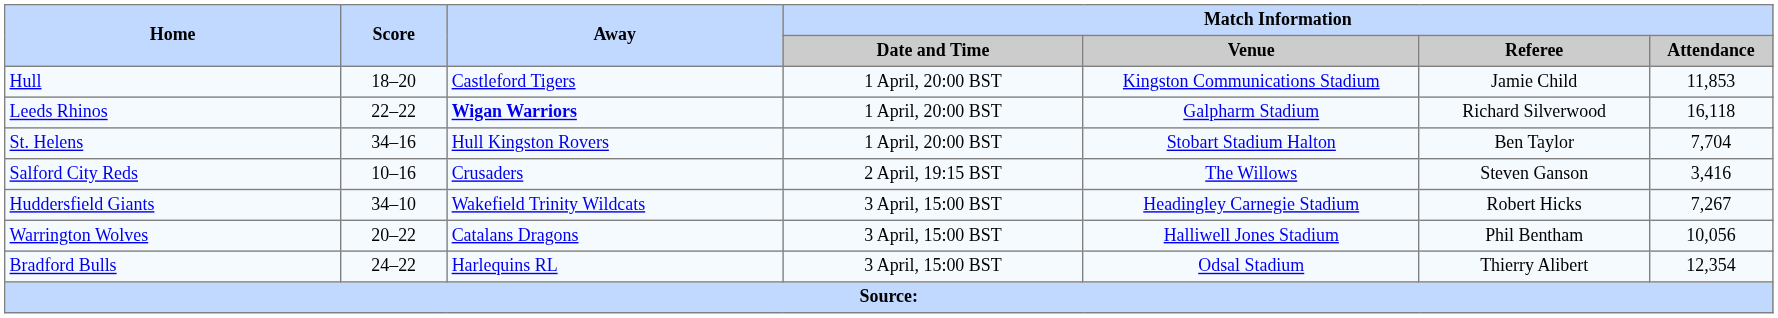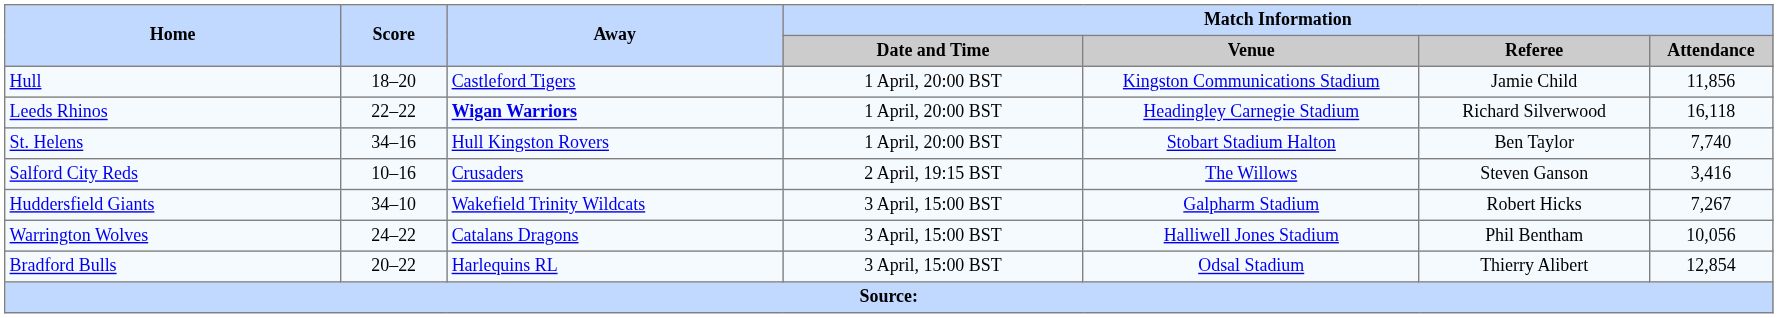(1711, 81) 11,853 -> (1711, 81) 11,856
(1251, 112) Galpharm Stadium -> (1251, 112) Headingley Carnegie Stadium
(1711, 143) 7,704 -> (1711, 143) 7,740
(1251, 204) Headingley Carnegie Stadium -> (1251, 204) Galpharm Stadium
(394, 235) 20–22 -> (394, 235) 24–22
(394, 266) 24–22 -> (394, 266) 20–22
(1711, 266) 12,354 -> (1711, 266) 12,854
